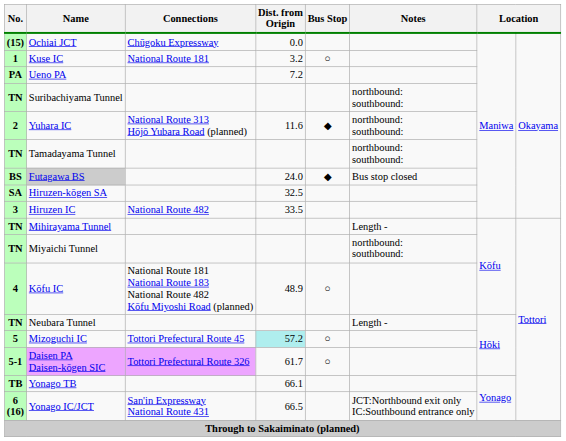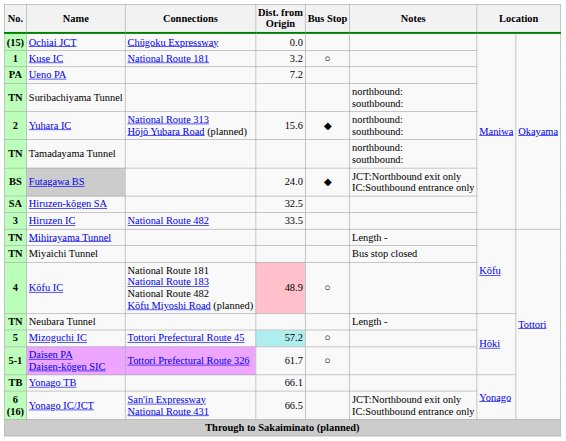(294, 125) 11.6 -> (294, 125) 15.6
(385, 176) Bus stop closed -> (413, 182) JCT:Northbound exit only IC:Southbound entrance only
(378, 248) northbound: southbound: -> (385, 253) Bus stop closed
(294, 288) no background -> (294, 288) pink background
